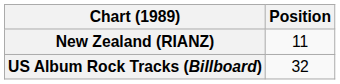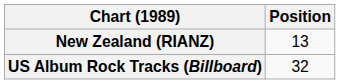(300, 41) 11 -> (300, 41) 13
